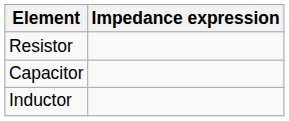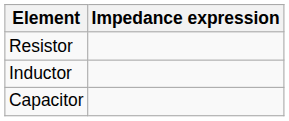rows swapped: (40, 101) <-> (46, 73)
